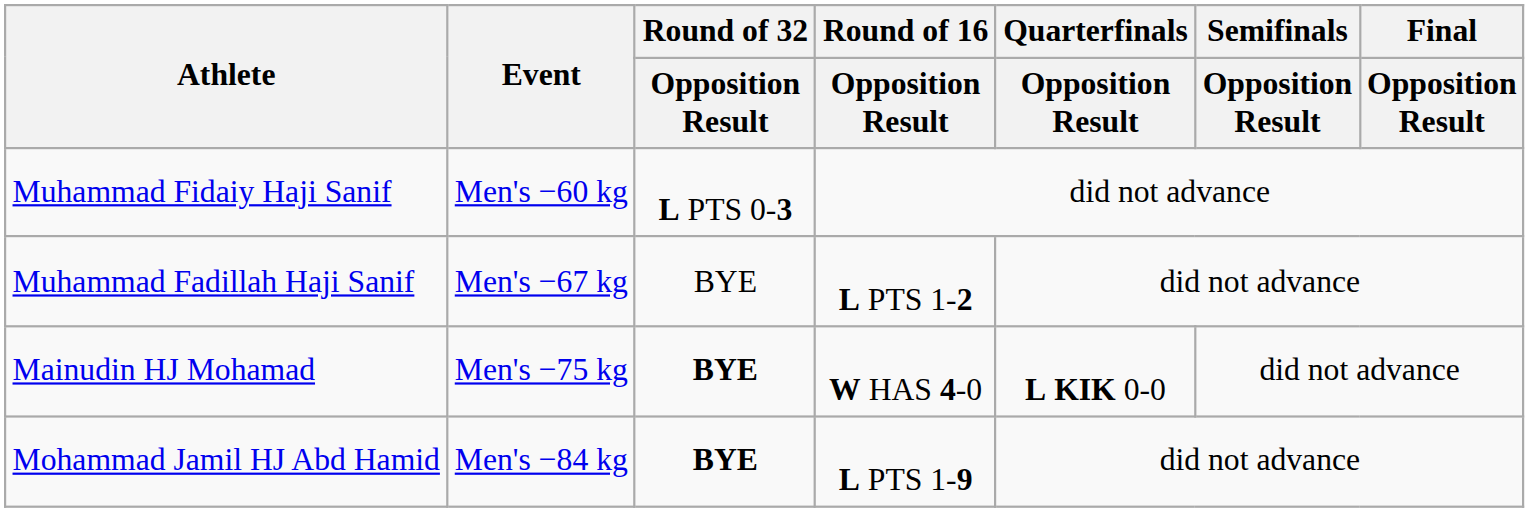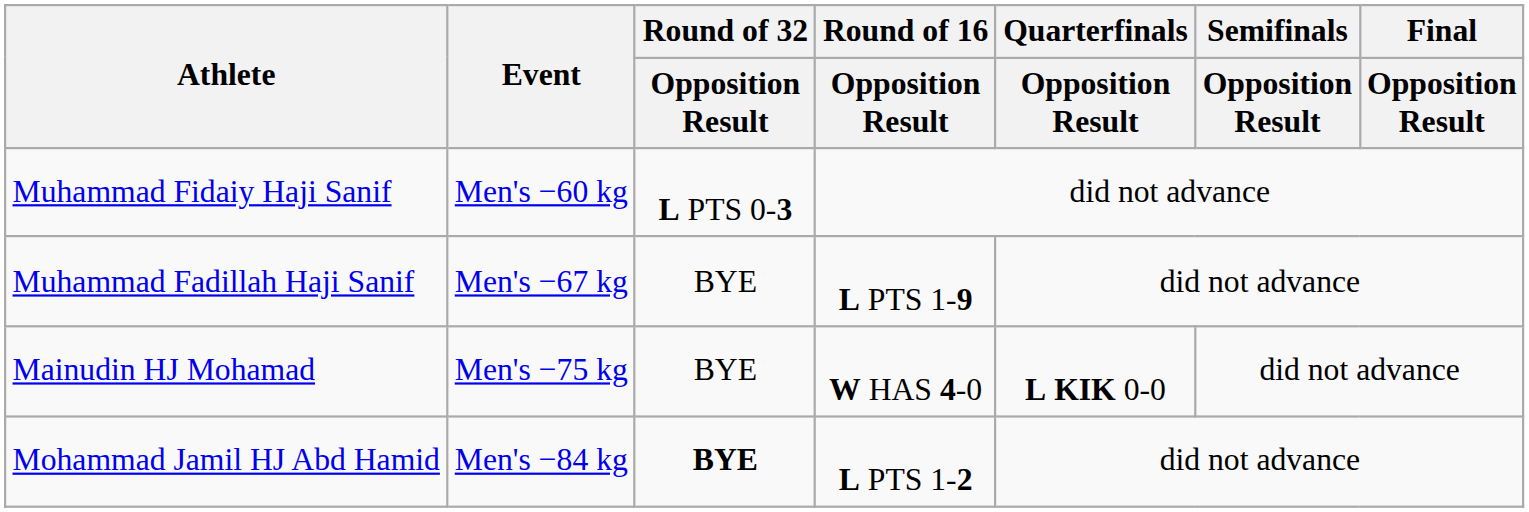(906, 299) L PTS 1-2 -> (906, 299) L PTS 1-9
(725, 370) bold -> (725, 370) normal
(906, 479) L PTS 1-9 -> (906, 479) L PTS 1-2
